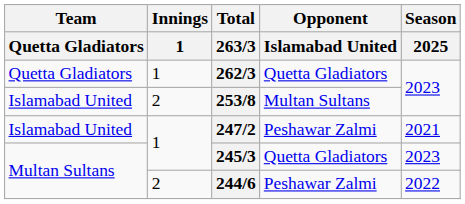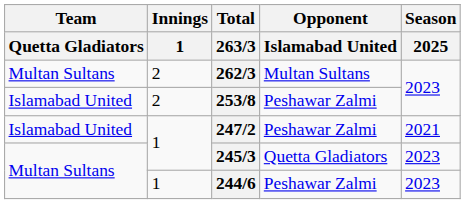(70, 73) Quetta Gladiators -> (62, 73) Multan Sultans
(156, 73) 1 -> (156, 73) 2
(326, 73) Quetta Gladiators -> (317, 73) Multan Sultans
(317, 101) Multan Sultans -> (320, 101) Peshawar Zalmi
(156, 184) 2 -> (156, 184) 1
(423, 184) 2022 -> (423, 184) 2023
